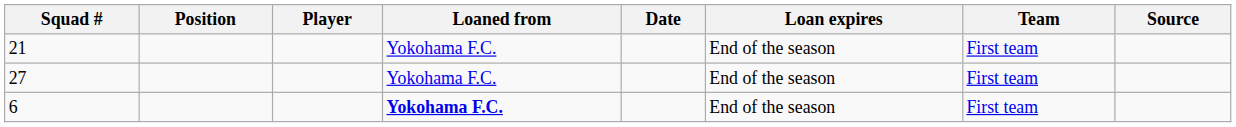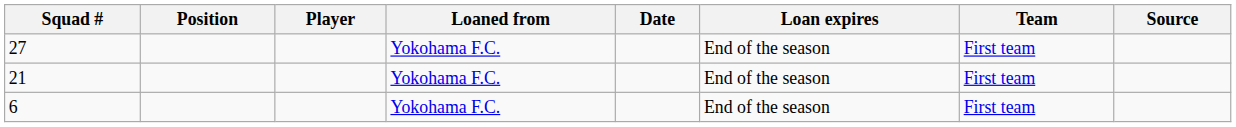rows swapped: (18, 77) <-> (18, 48)
(445, 107) bold -> (445, 107) normal
